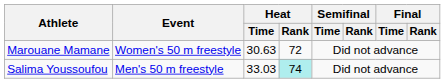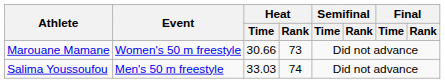(261, 50) 30.63 -> (261, 50) 30.66
(295, 50) 72 -> (295, 50) 73
(295, 69) paleturquoise background -> (295, 69) no background
